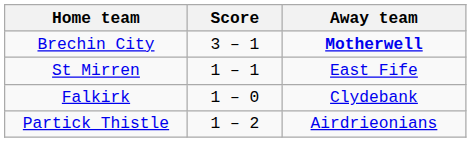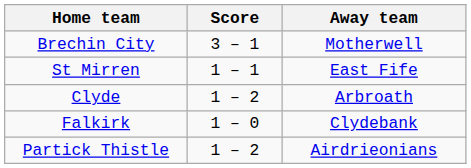(374, 44) bold -> (374, 44) normal
+ row: (96, 97)
